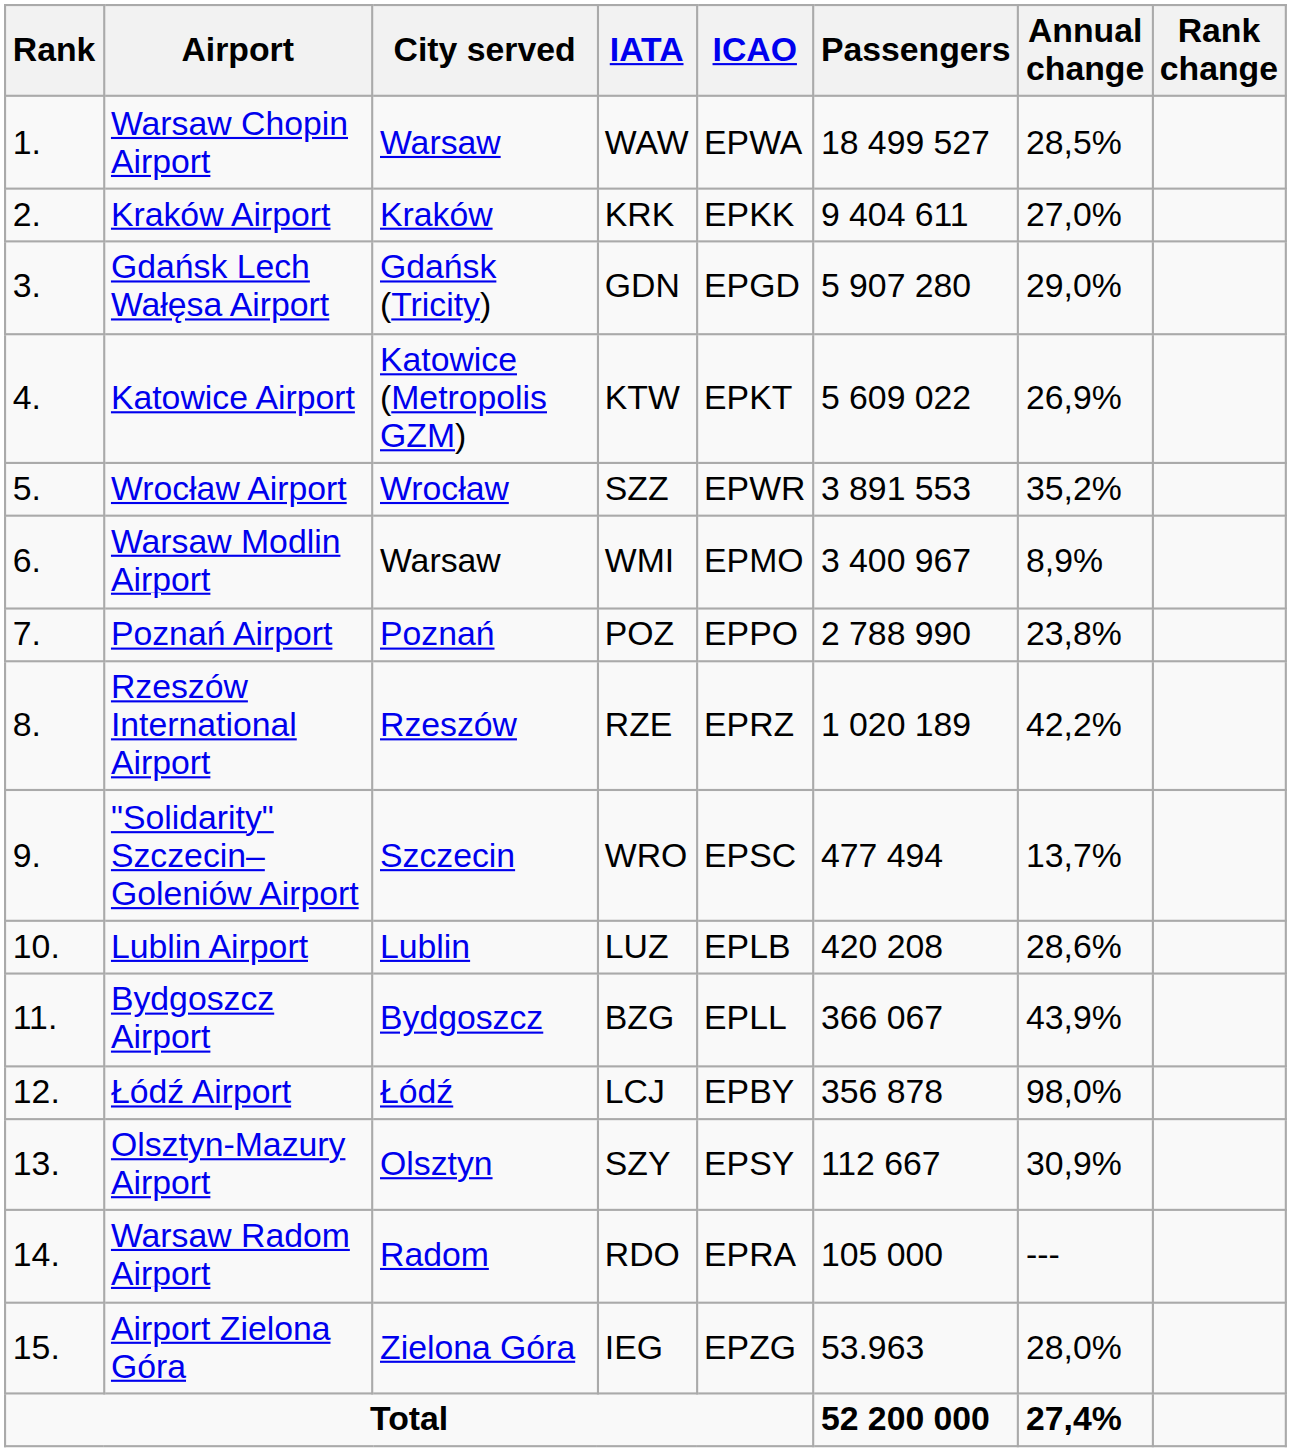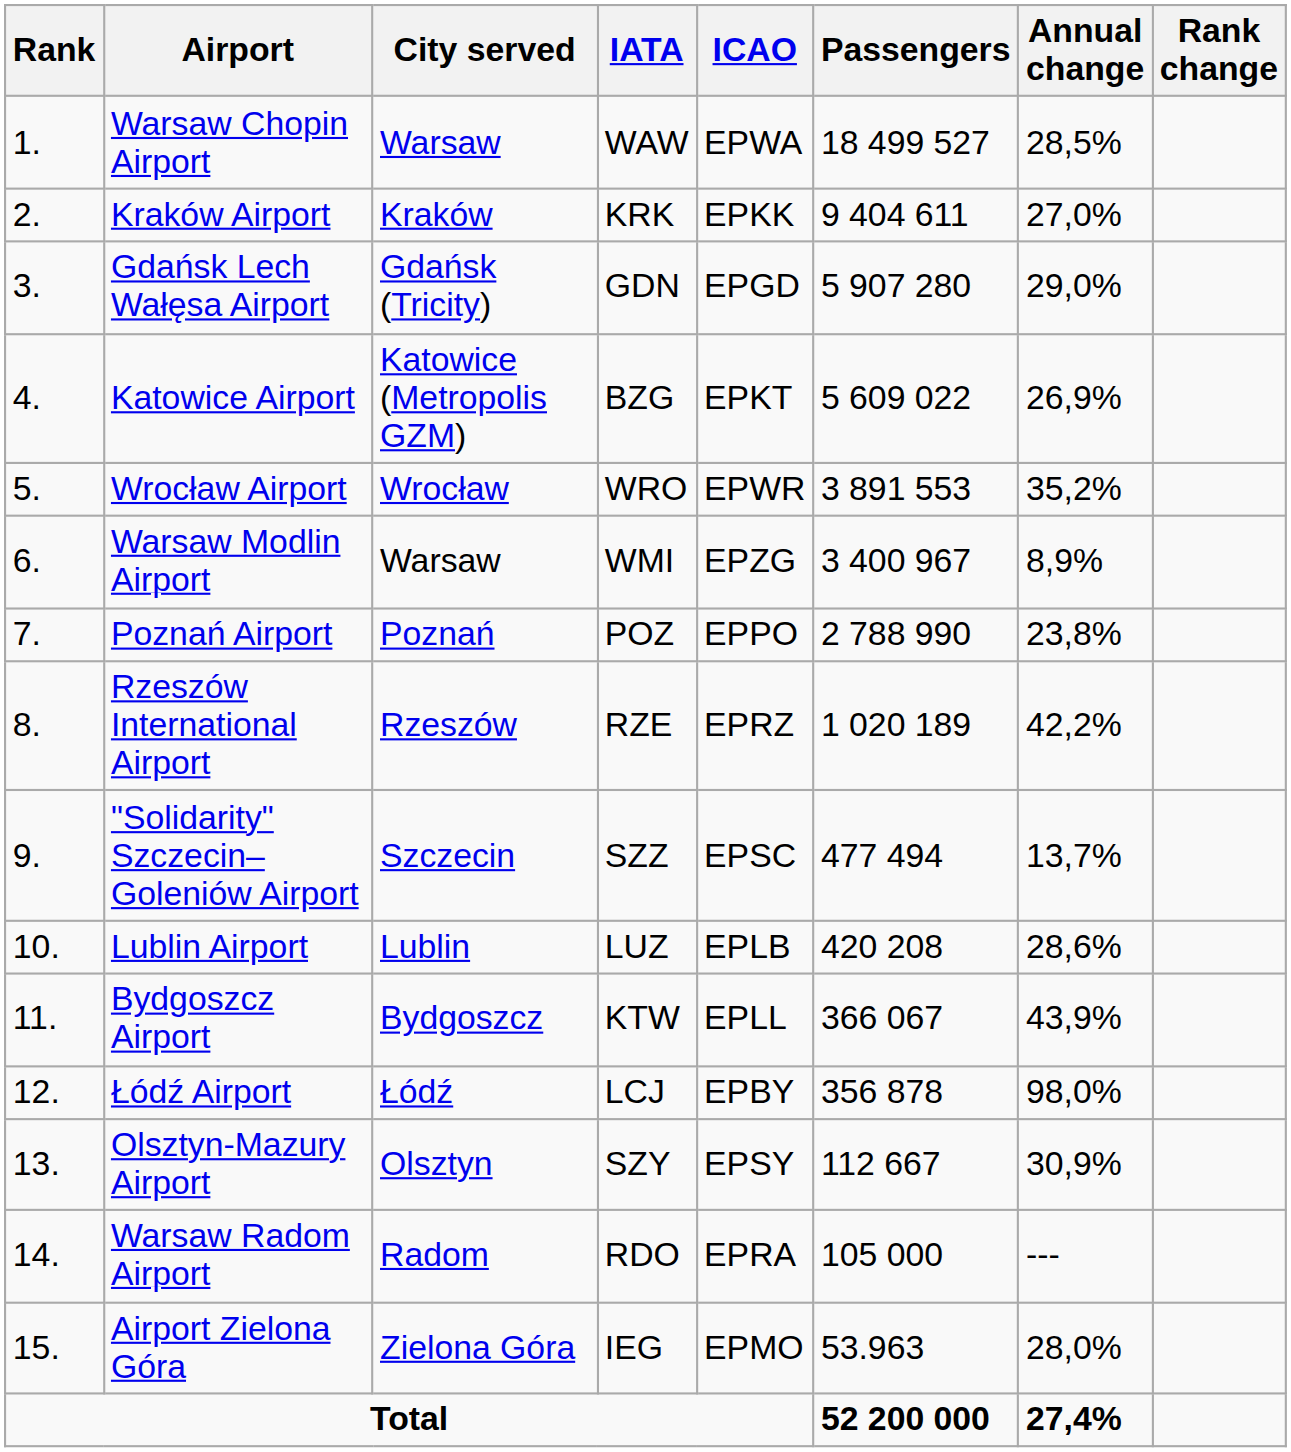(642, 397) KTW -> (639, 397) BZG
(637, 488) SZZ -> (646, 488) WRO
(754, 561) EPMO -> (750, 561) EPZG
(646, 854) WRO -> (637, 854) SZZ
(639, 1019) BZG -> (642, 1019) KTW
(750, 1347) EPZG -> (754, 1347) EPMO
